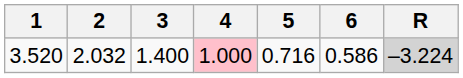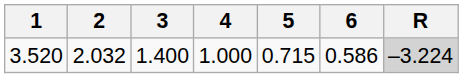(225, 55) pink background -> (225, 55) no background
(288, 55) 0.716 -> (288, 55) 0.715
